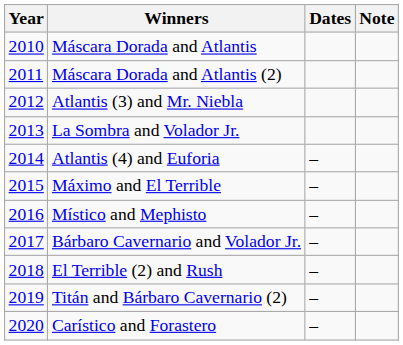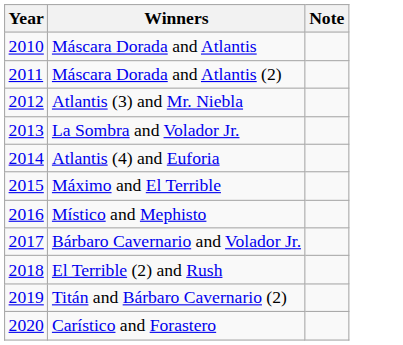- column: (330, 18)
